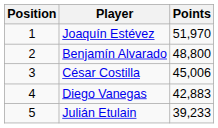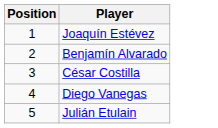- column: (192, 14)
